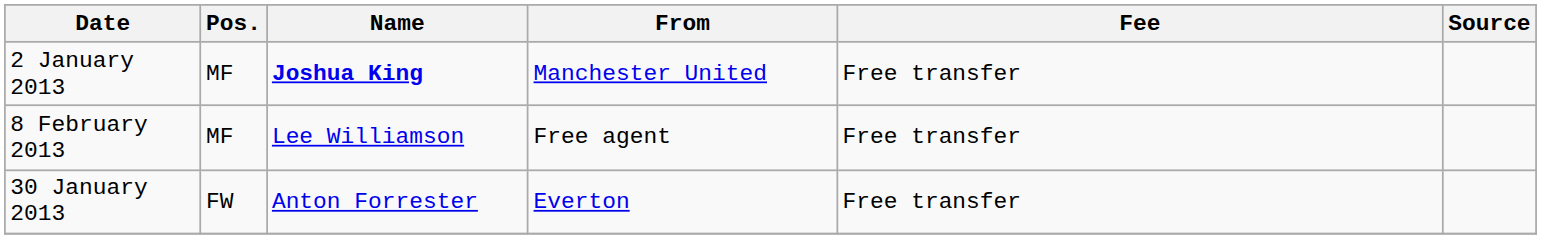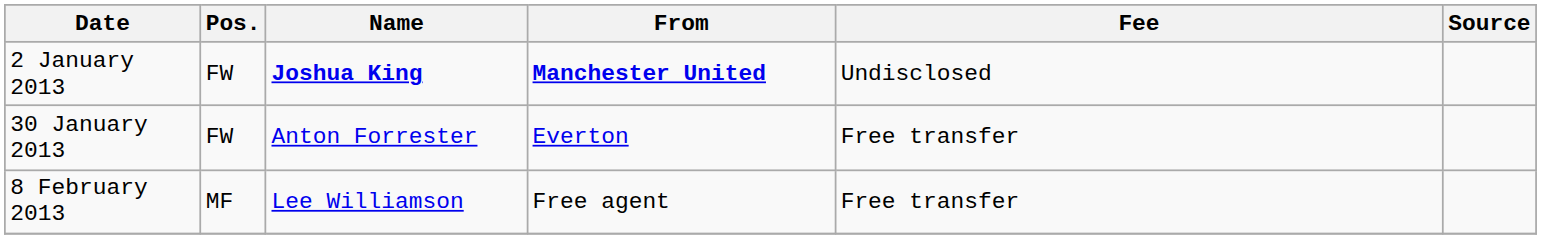(220, 74) MF -> (219, 74) FW
(650, 74) normal -> (649, 74) bold
(932, 74) Free transfer -> (916, 74) Undisclosed
rows swapped: (79, 201) <-> (79, 138)
